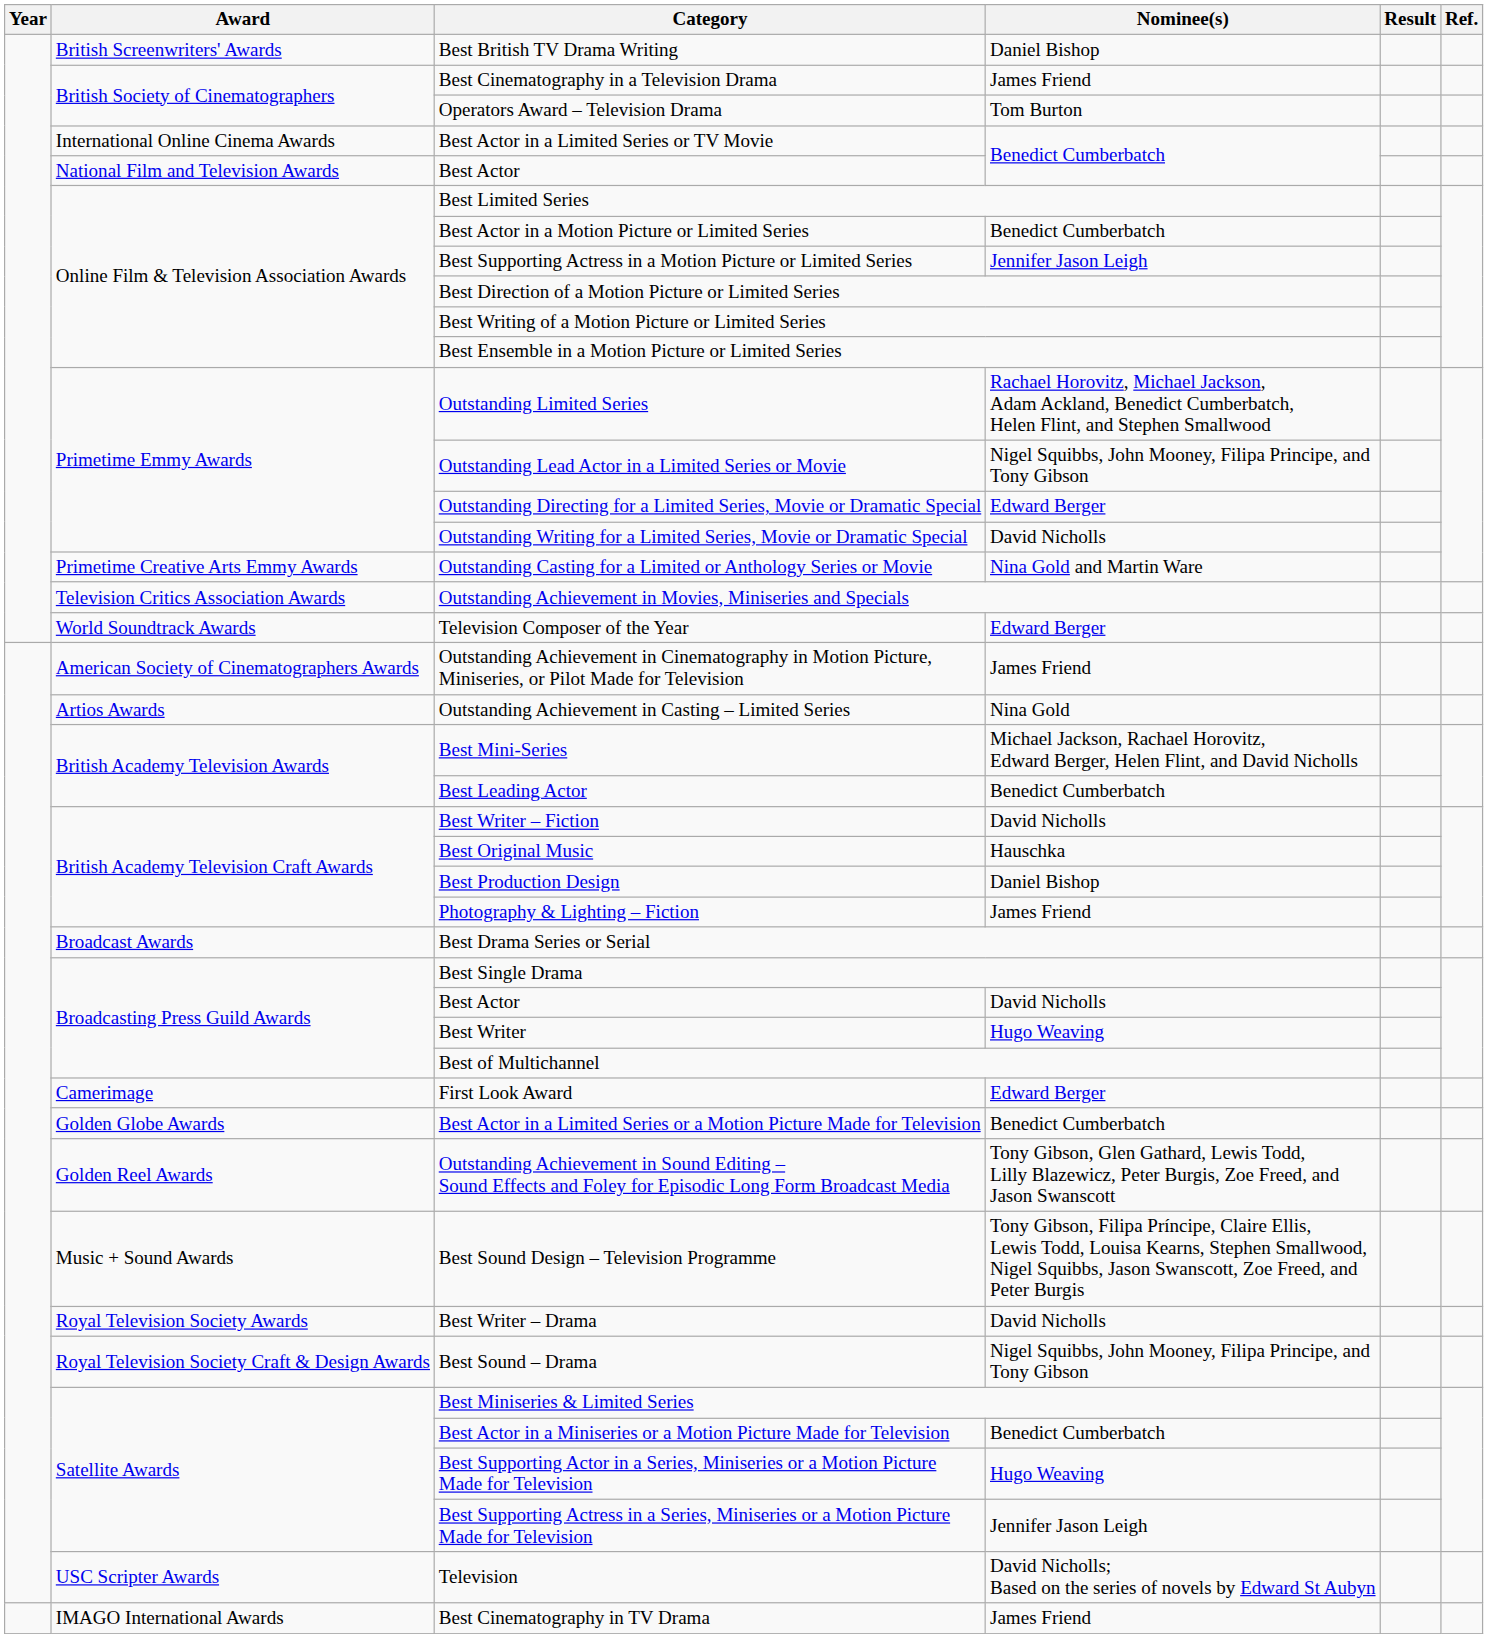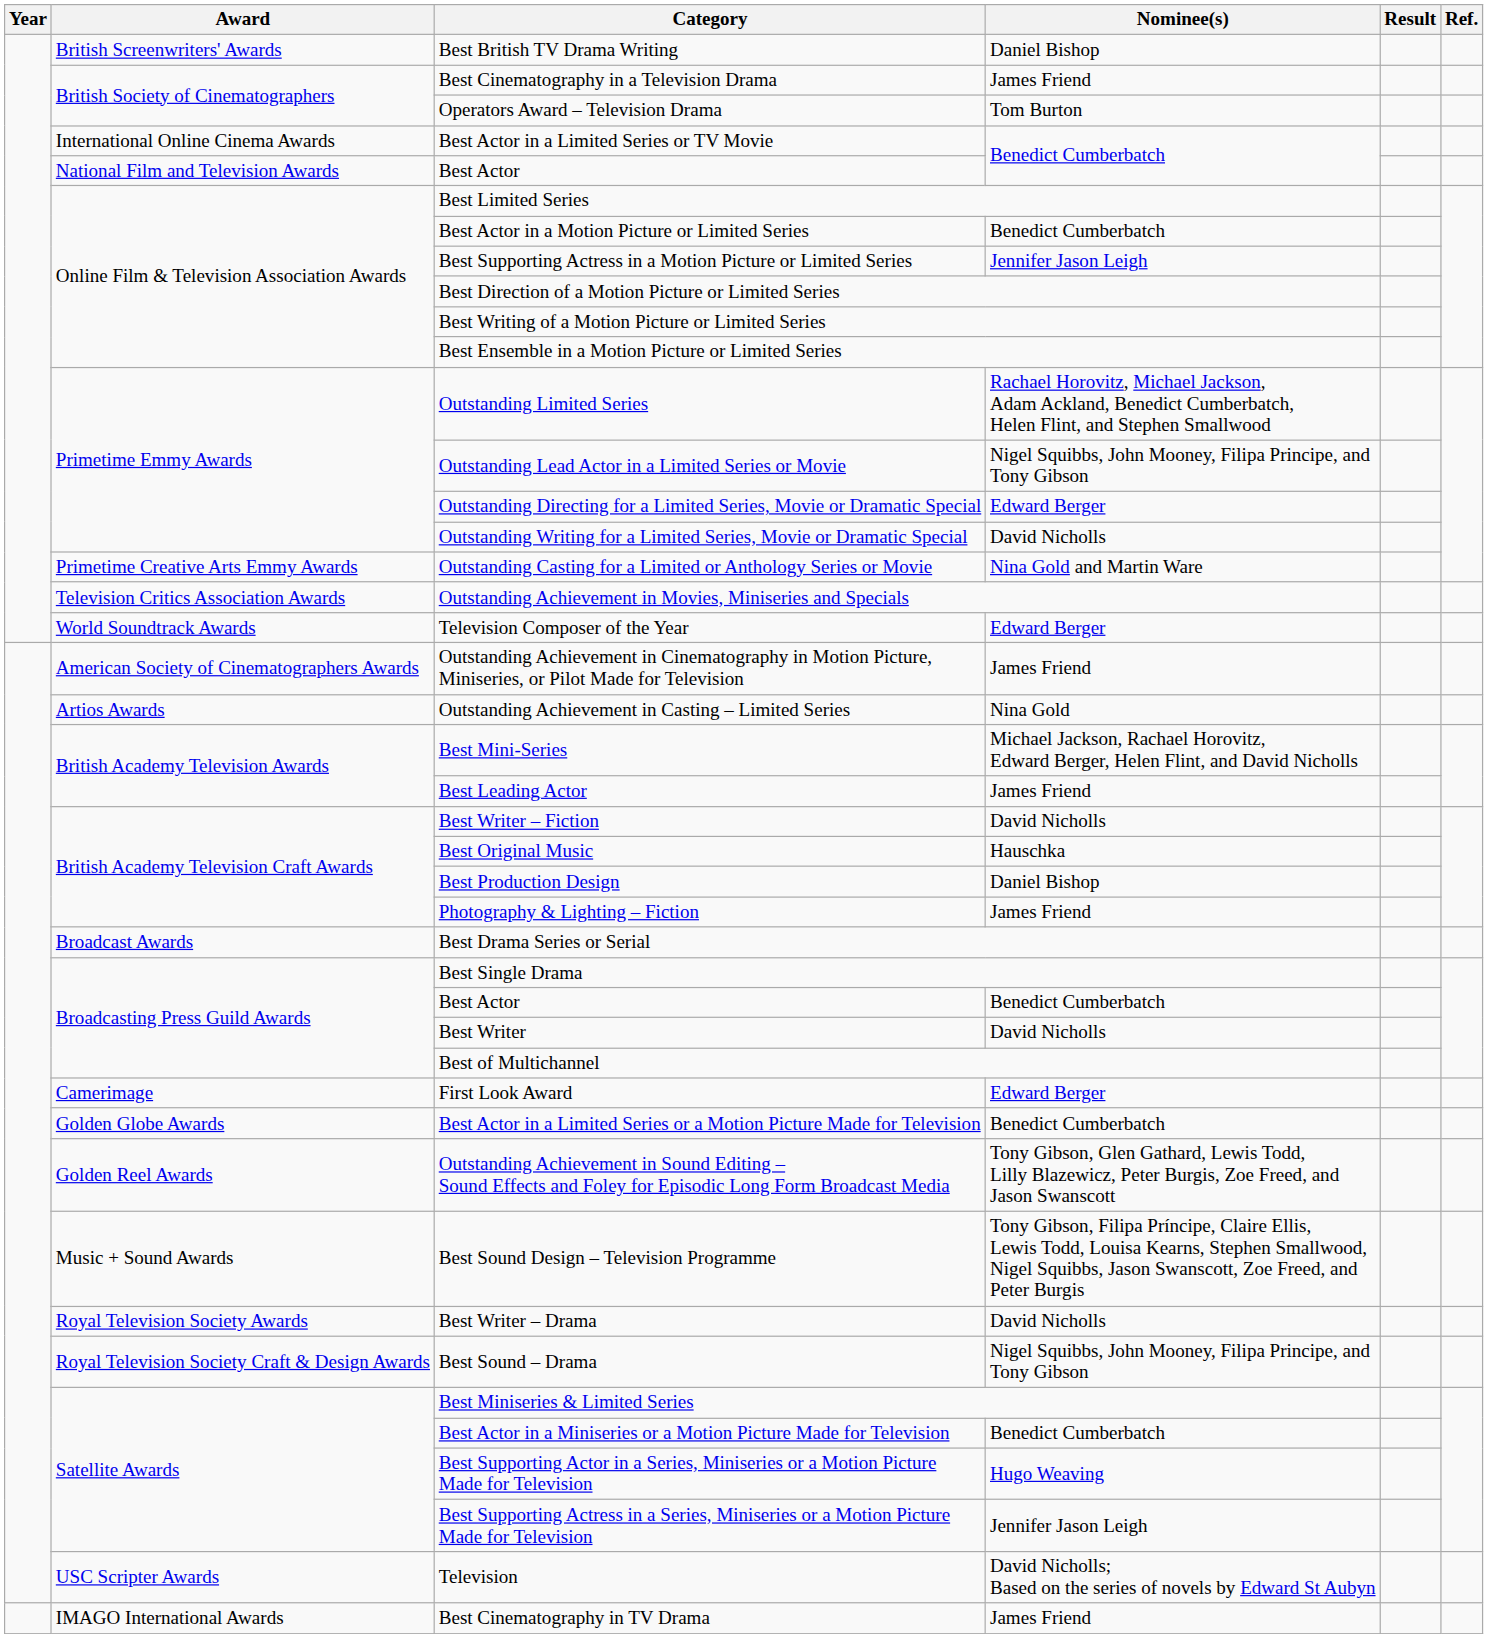(1078, 791) Benedict Cumberbatch -> (1041, 791) James Friend
(1048, 1002) David Nicholls -> (1078, 1002) Benedict Cumberbatch
(1047, 1032) Hugo Weaving -> (1048, 1032) David Nicholls
